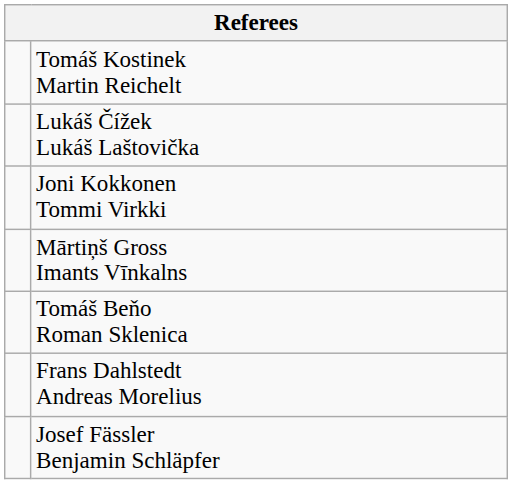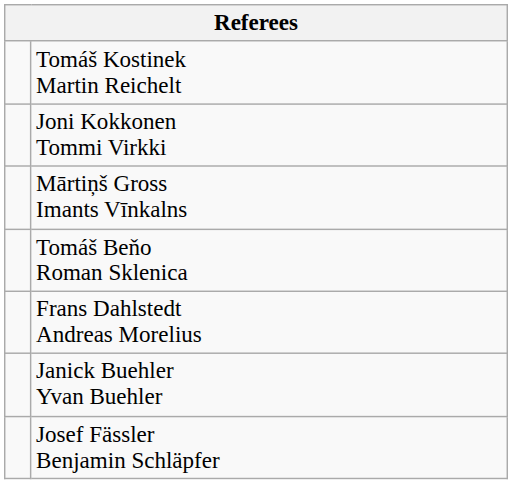- row: (118, 134)
+ row: (105, 384)
